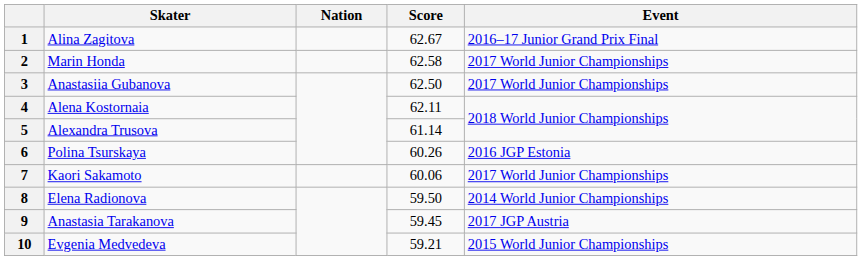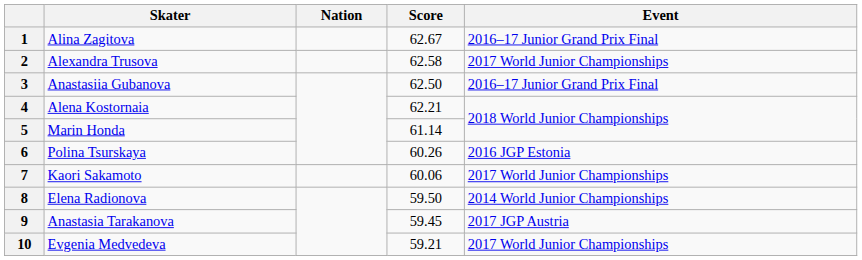(86, 61) Marin Honda -> (103, 61) Alexandra Trusova
(568, 84) 2017 World Junior Championships -> (563, 84) 2016–17 Junior Grand Prix Final
(426, 107) 62.11 -> (426, 107) 62.21
(103, 130) Alexandra Trusova -> (86, 130) Marin Honda
(568, 244) 2015 World Junior Championships -> (568, 244) 2017 World Junior Championships
